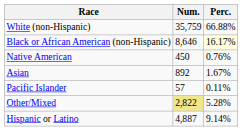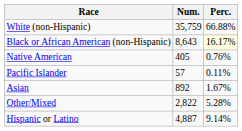(186, 42) 8,646 -> (186, 42) 8,643
(182, 57) 450 -> (182, 57) 405
rows swapped: (18, 73) <-> (36, 88)
(186, 103) khaki background -> (186, 103) no background
